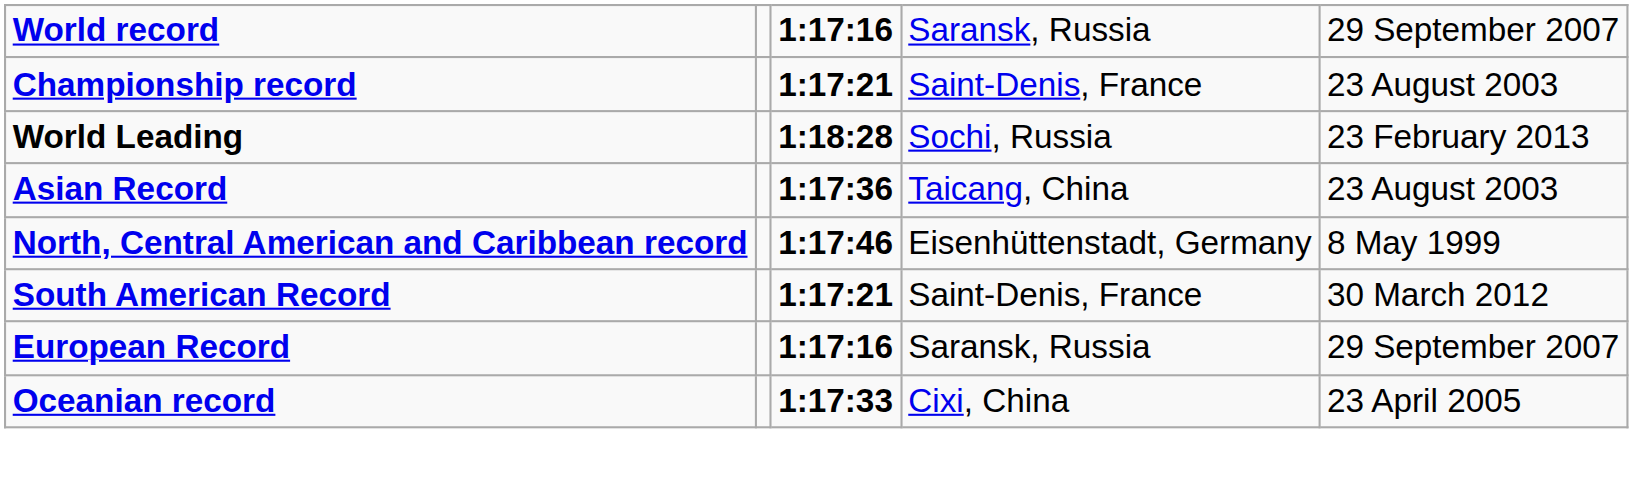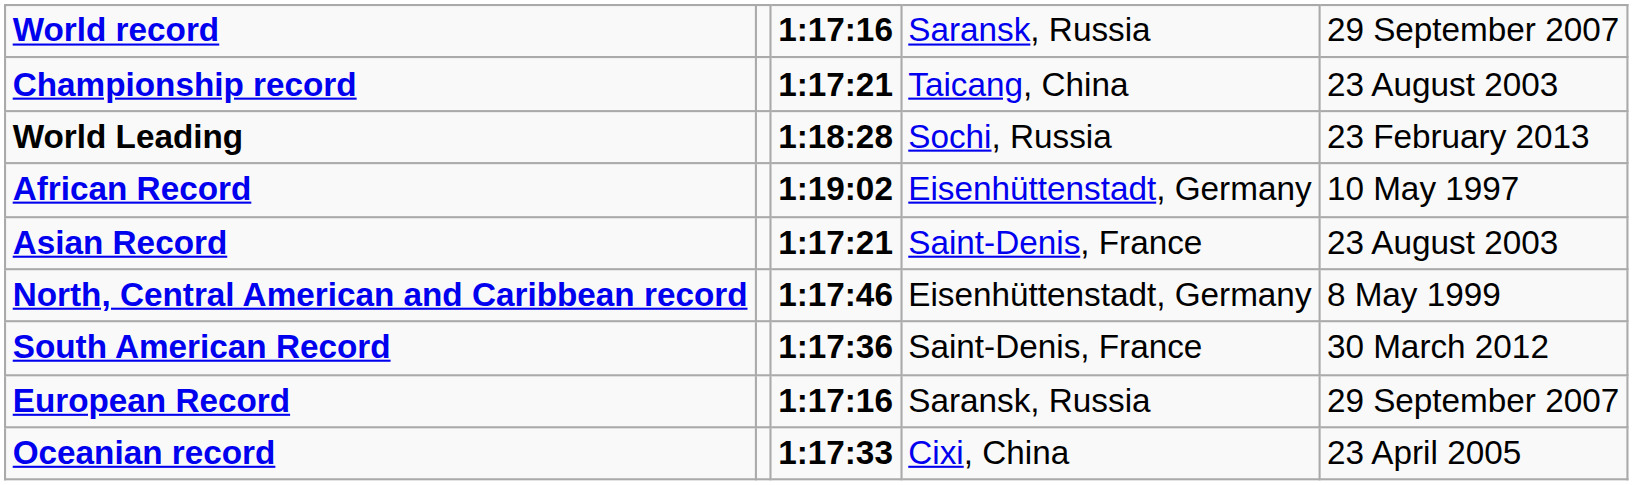(1055, 83) Saint-Denis, France -> (1018, 83) Taicang, China
+ row: (132, 189)
(836, 189) 1:17:36 -> (836, 242) 1:17:21
(1018, 189) Taicang, China -> (1055, 242) Saint-Denis, France
(836, 294) 1:17:21 -> (836, 347) 1:17:36
